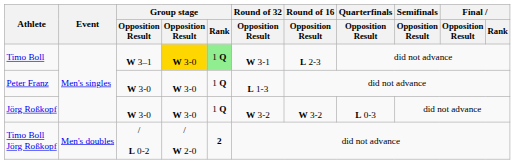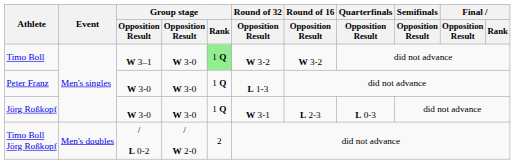(184, 63) gold background -> (184, 63) no background
(258, 63) W 3-1 -> (258, 63) W 3-2
(310, 63) L 2-3 -> (310, 63) W 3-2
(258, 115) W 3-2 -> (258, 115) W 3-1
(310, 115) W 3-2 -> (310, 115) L 2-3
(219, 141) bold -> (219, 141) normal
